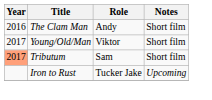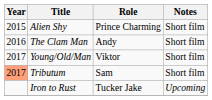+ row: (48, 27)
